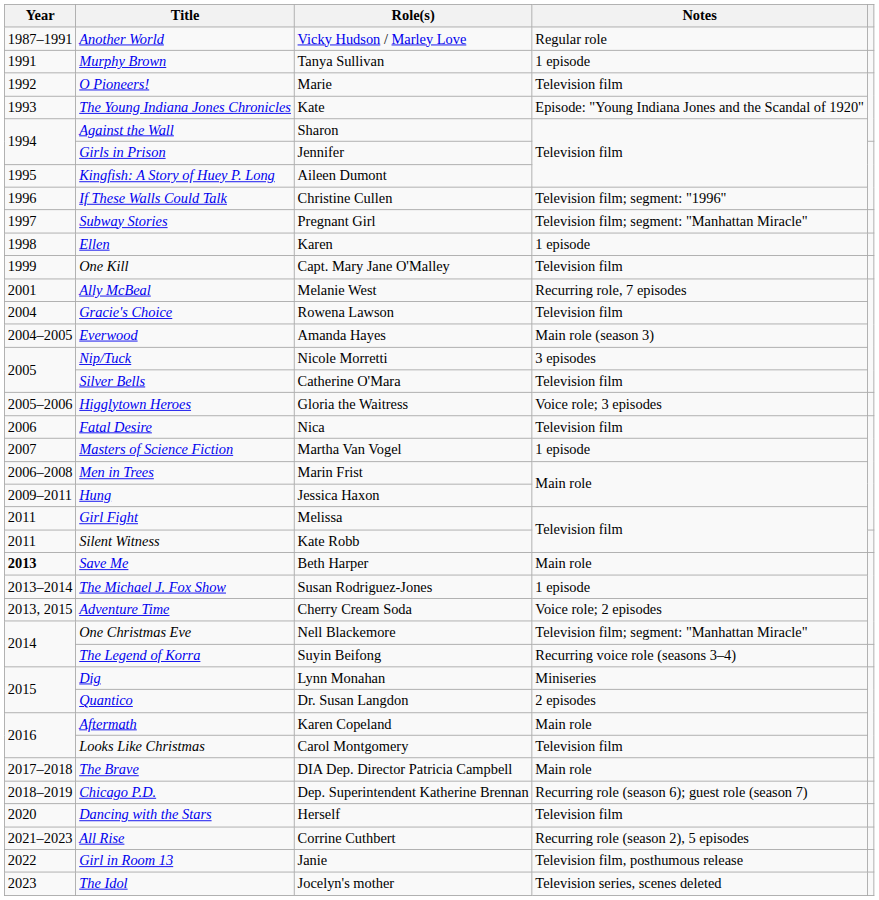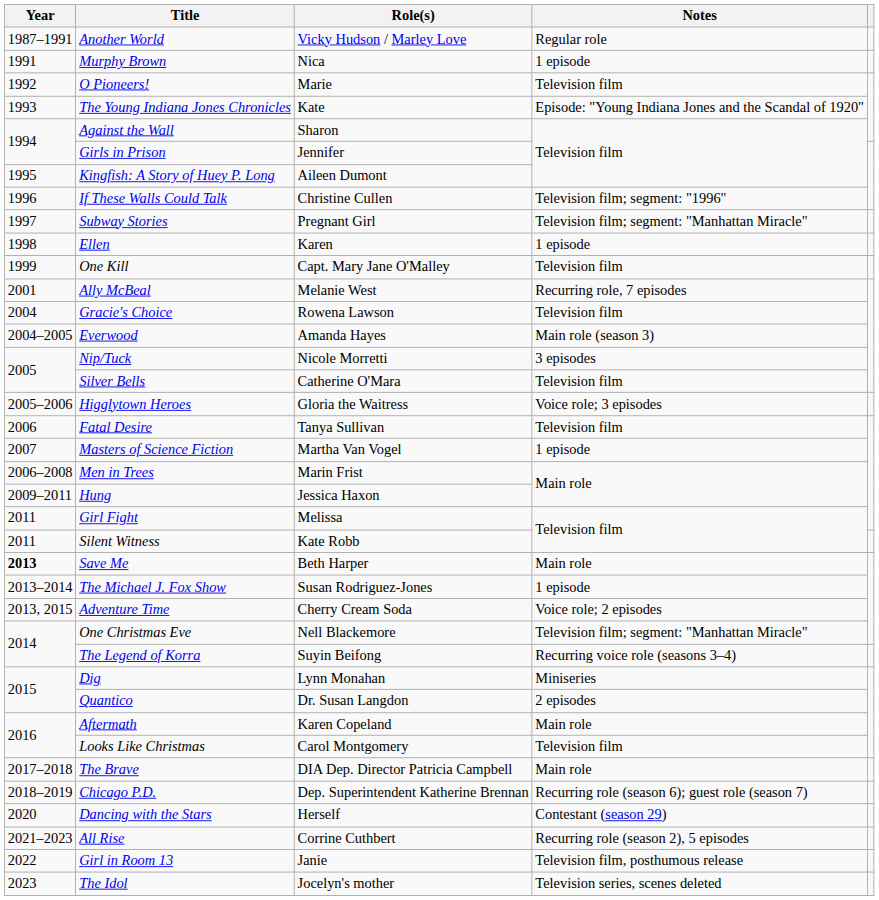(341, 61) Tanya Sullivan -> (311, 61) Nica
(311, 426) Nica -> (341, 426) Tanya Sullivan
(579, 815) Television film -> (601, 815) Contestant (season 29)
